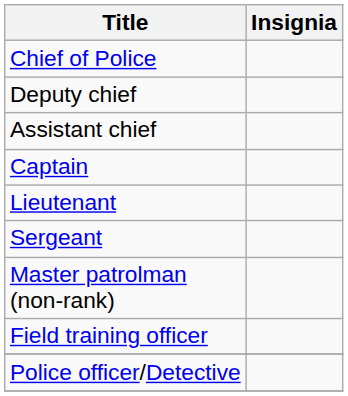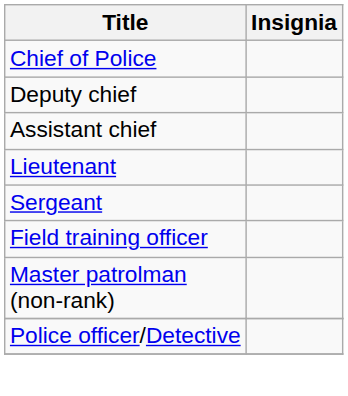- row: (49, 166)
rows swapped: (98, 287) <-> (109, 336)
